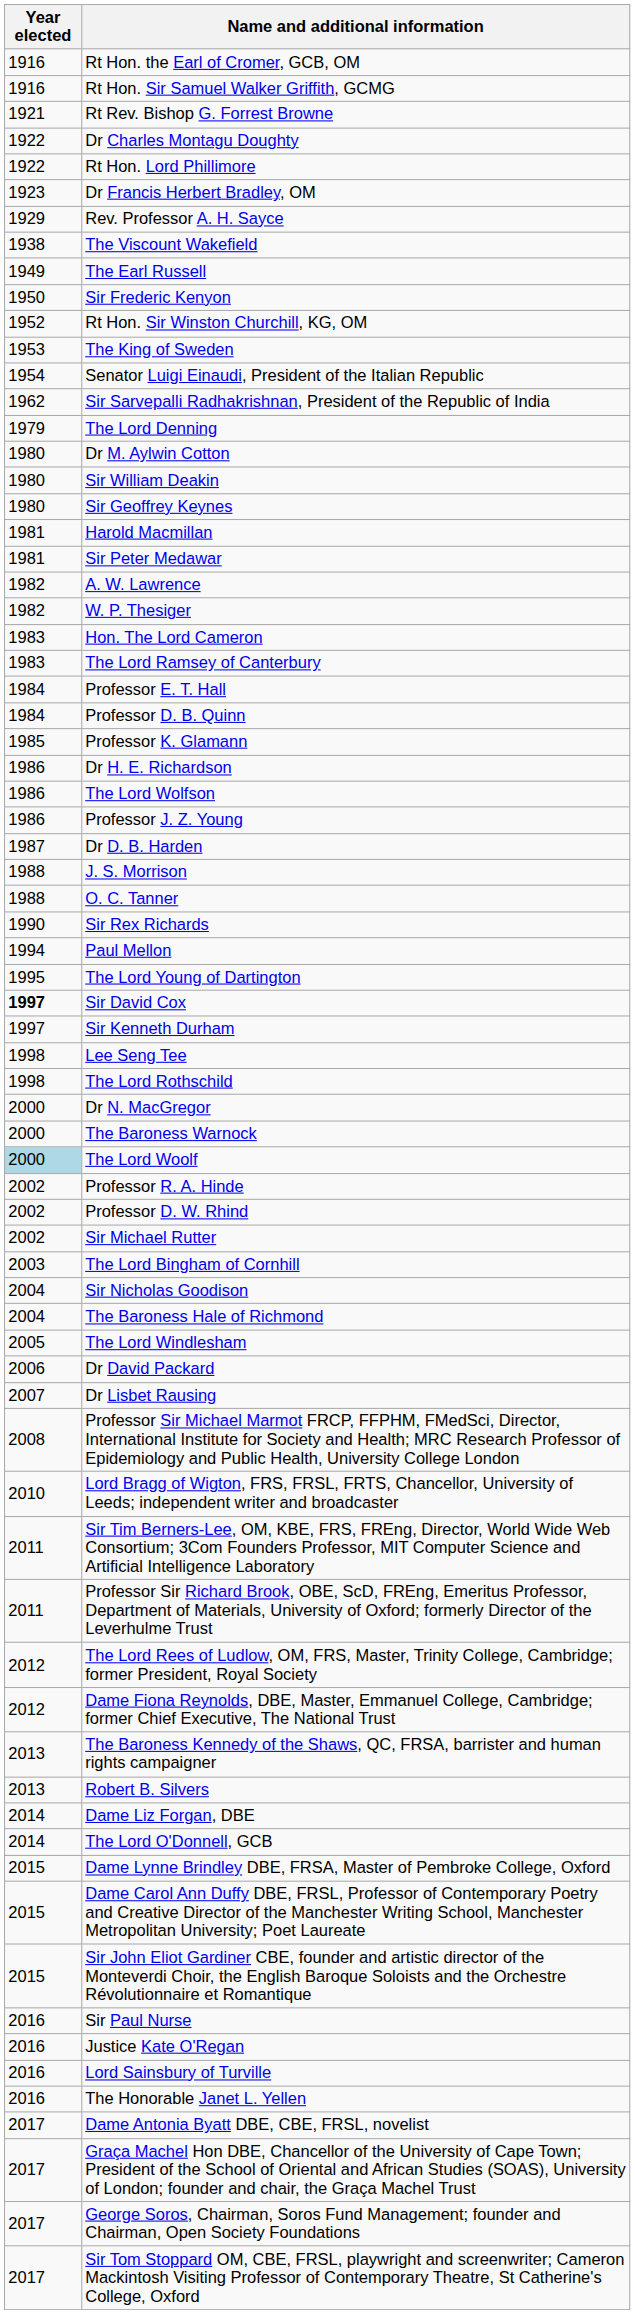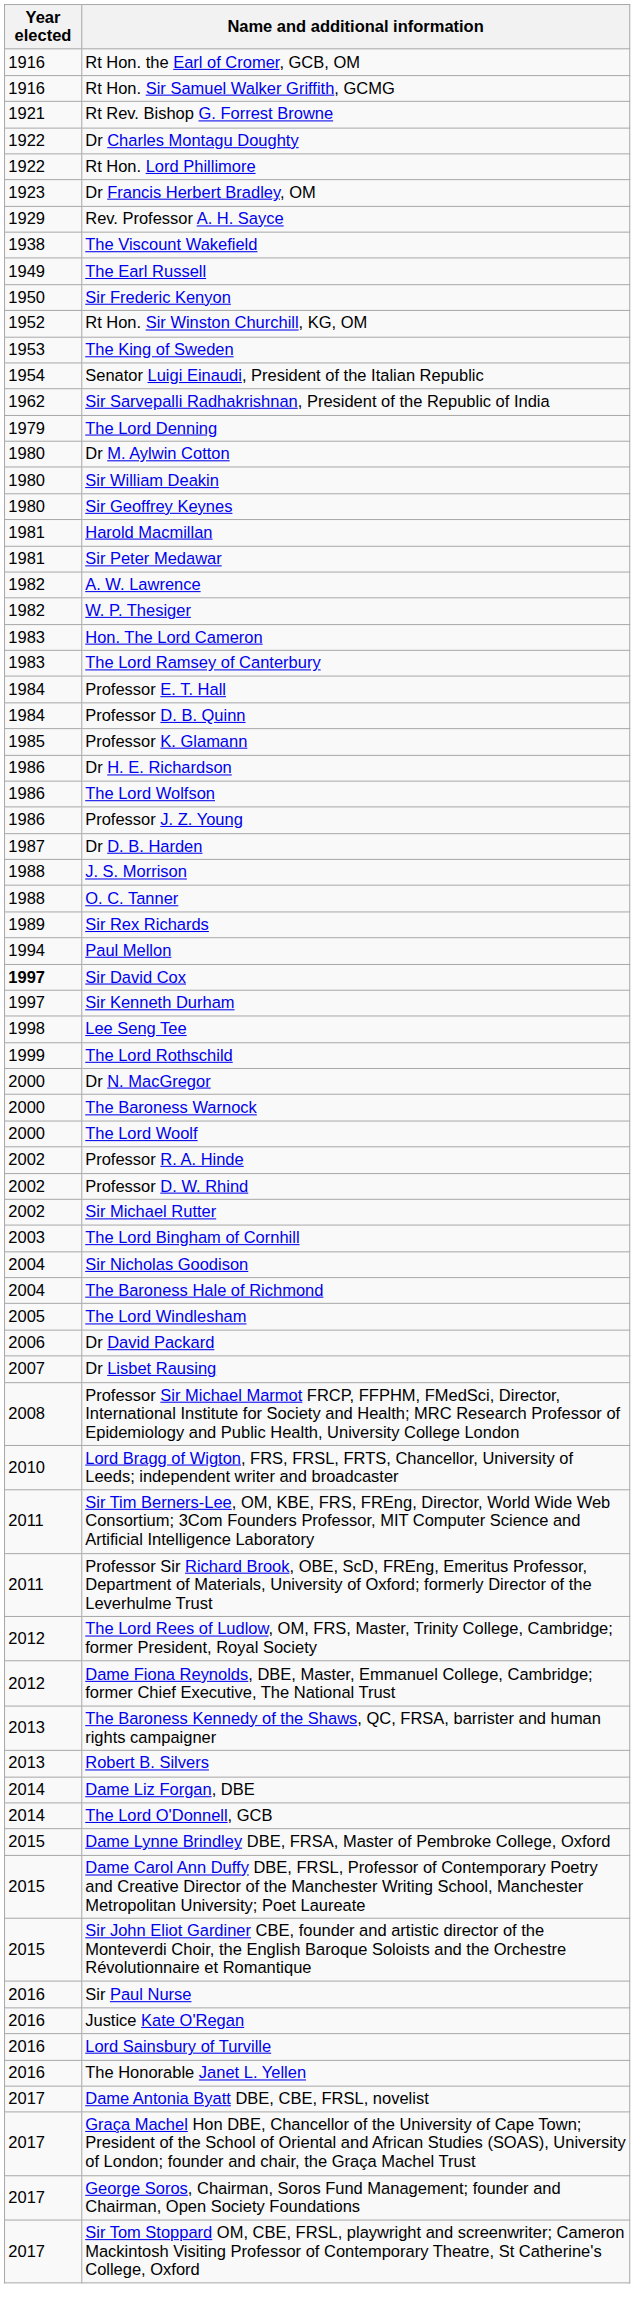(27, 924) 1990 -> (27, 924) 1989
- row: (193, 977)
(27, 1081) 1998 -> (27, 1055) 1999
(27, 1159) lightblue background -> (27, 1133) no background
